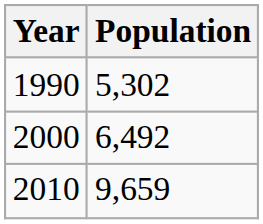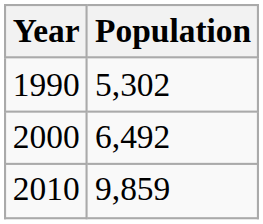(133, 190) 9,659 -> (133, 190) 9,859
